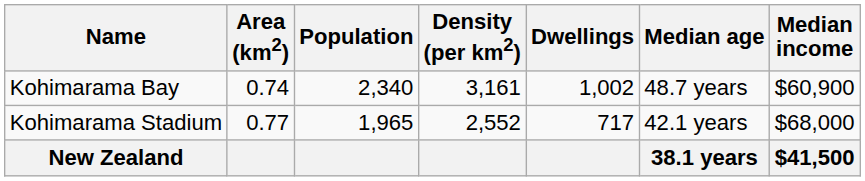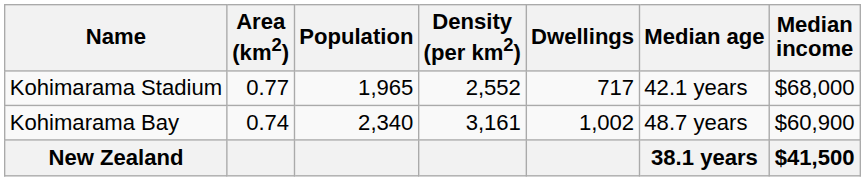rows swapped: (94, 87) <-> (116, 122)
